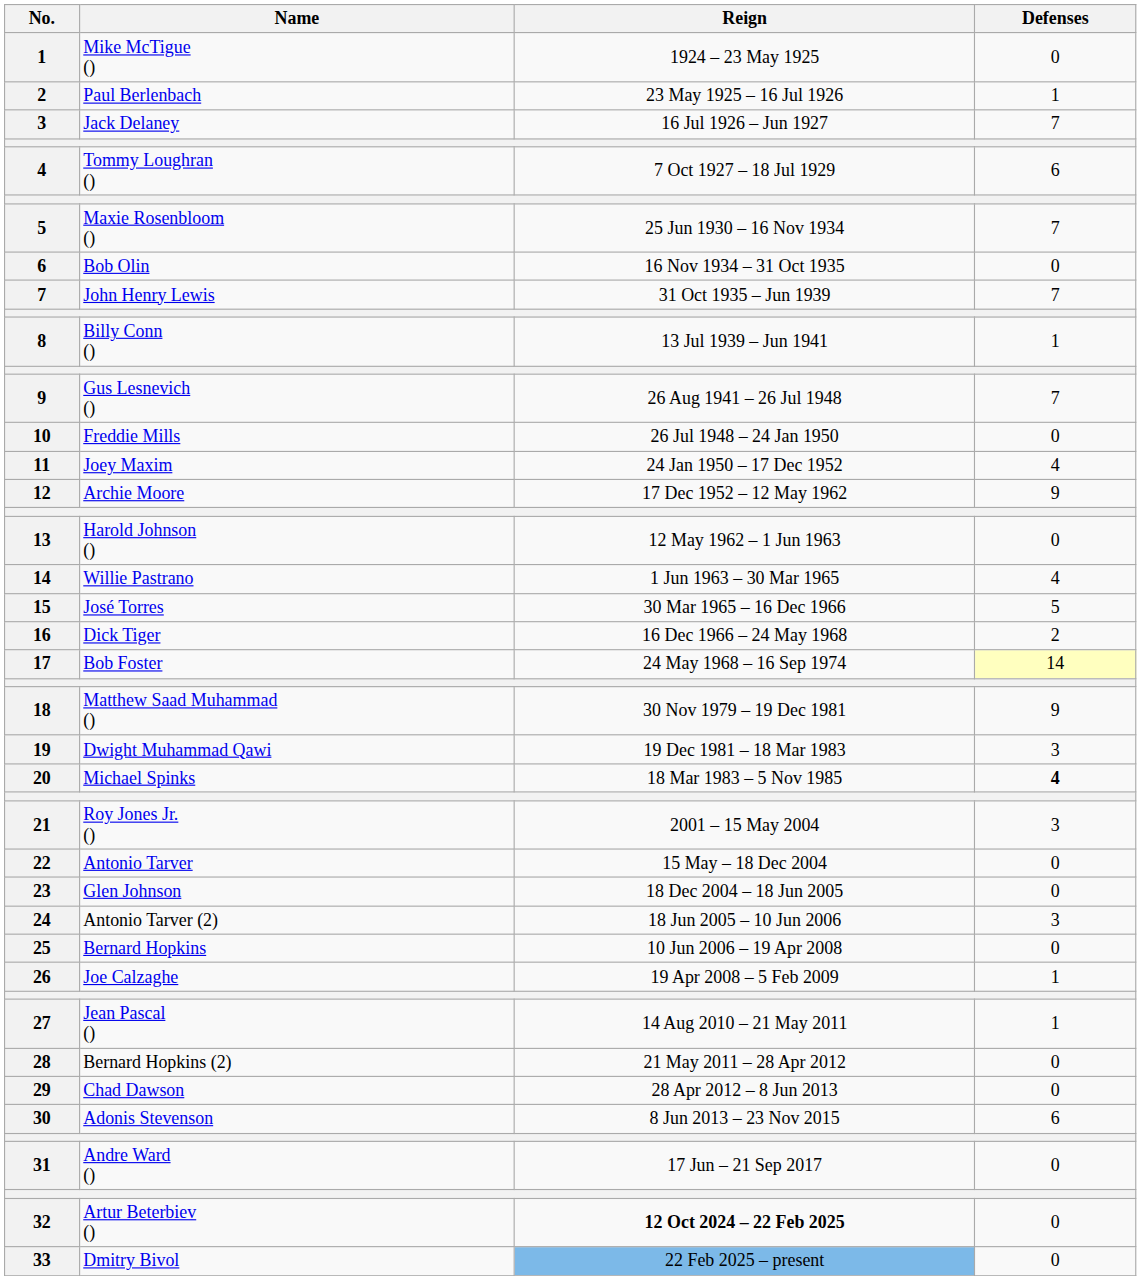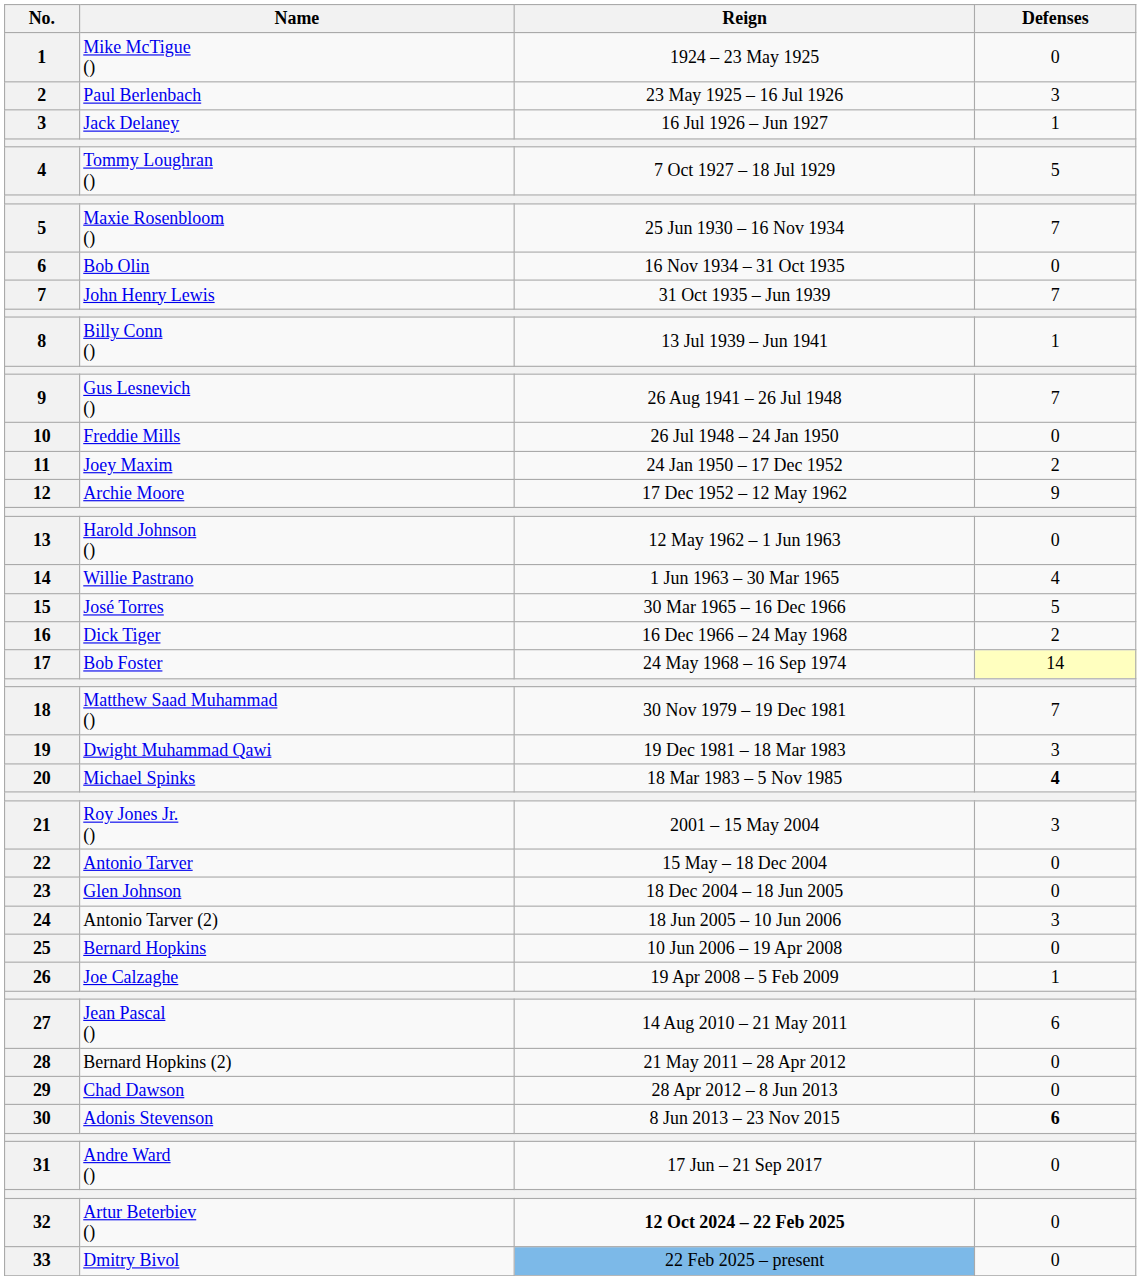(1055, 95) 1 -> (1055, 95) 3
(1055, 124) 7 -> (1055, 124) 1
(1055, 170) 6 -> (1055, 170) 5
(1055, 465) 4 -> (1055, 465) 2
(1055, 710) 9 -> (1055, 710) 7
(1055, 1023) 1 -> (1055, 1023) 6
(1055, 1118) normal -> (1055, 1118) bold
